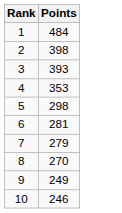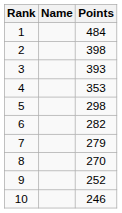+ column: (57, 13)
(59, 124) 281 -> (96, 124) 282
(59, 180) 249 -> (96, 180) 252
